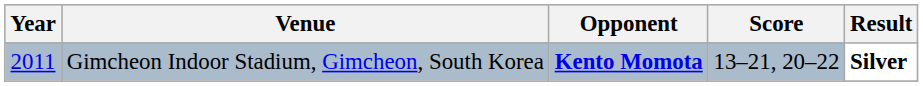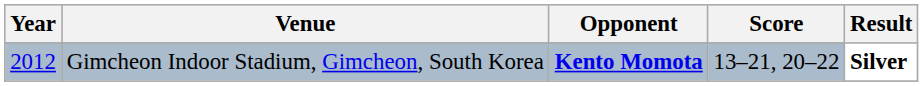(33, 61) 2011 -> (33, 61) 2012
